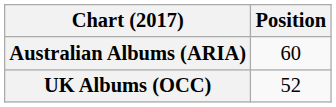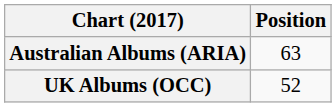(291, 53) 60 -> (291, 53) 63
